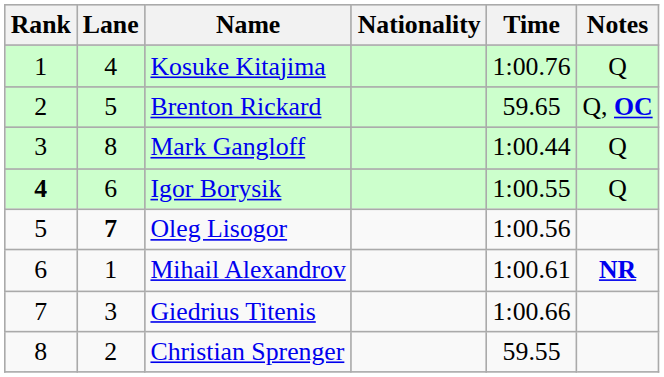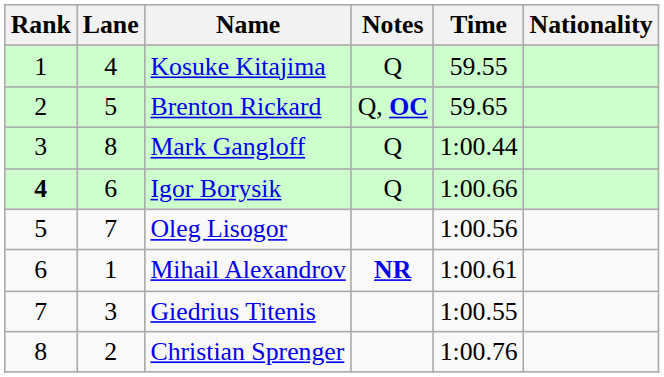columns swapped: (419, 24) <-> (618, 24)
(532, 65) 1:00.76 -> (479, 65) 59.55
(532, 188) 1:00.55 -> (479, 188) 1:00.66
(111, 229) bold -> (111, 229) normal
(532, 310) 1:00.66 -> (479, 310) 1:00.55
(532, 351) 59.55 -> (479, 351) 1:00.76
